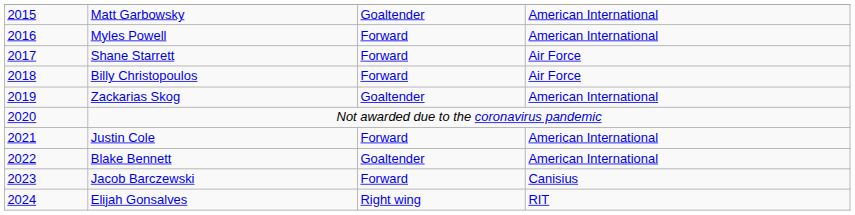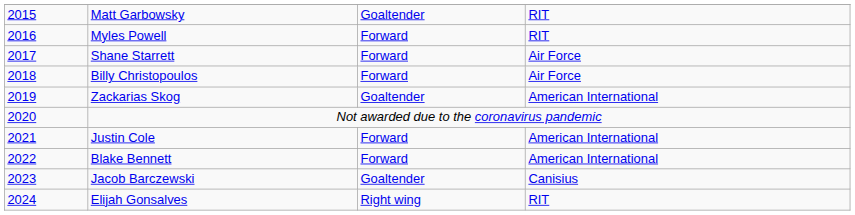(593, 14) American International -> (539, 14) RIT
(593, 35) American International -> (539, 35) RIT
(393, 158) Goaltender -> (384, 158) Forward
(384, 179) Forward -> (393, 179) Goaltender
